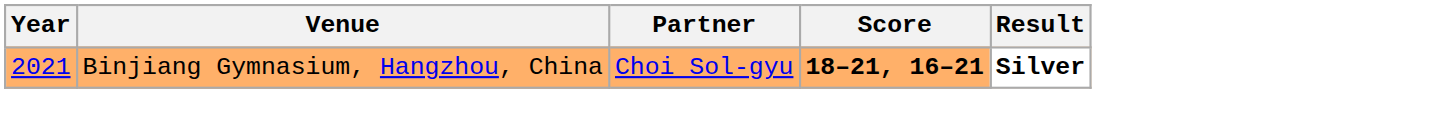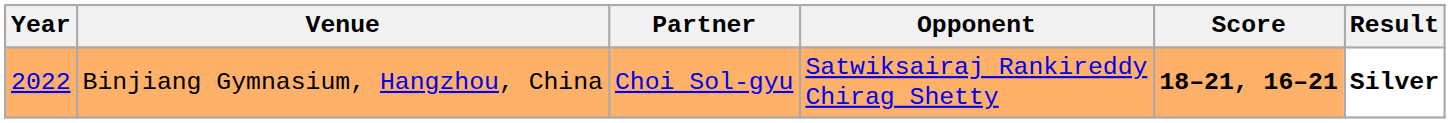+ column: (976, 26)
(41, 67) 2021 -> (41, 82) 2022
